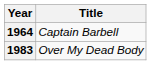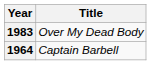rows swapped: (20, 32) <-> (20, 50)
